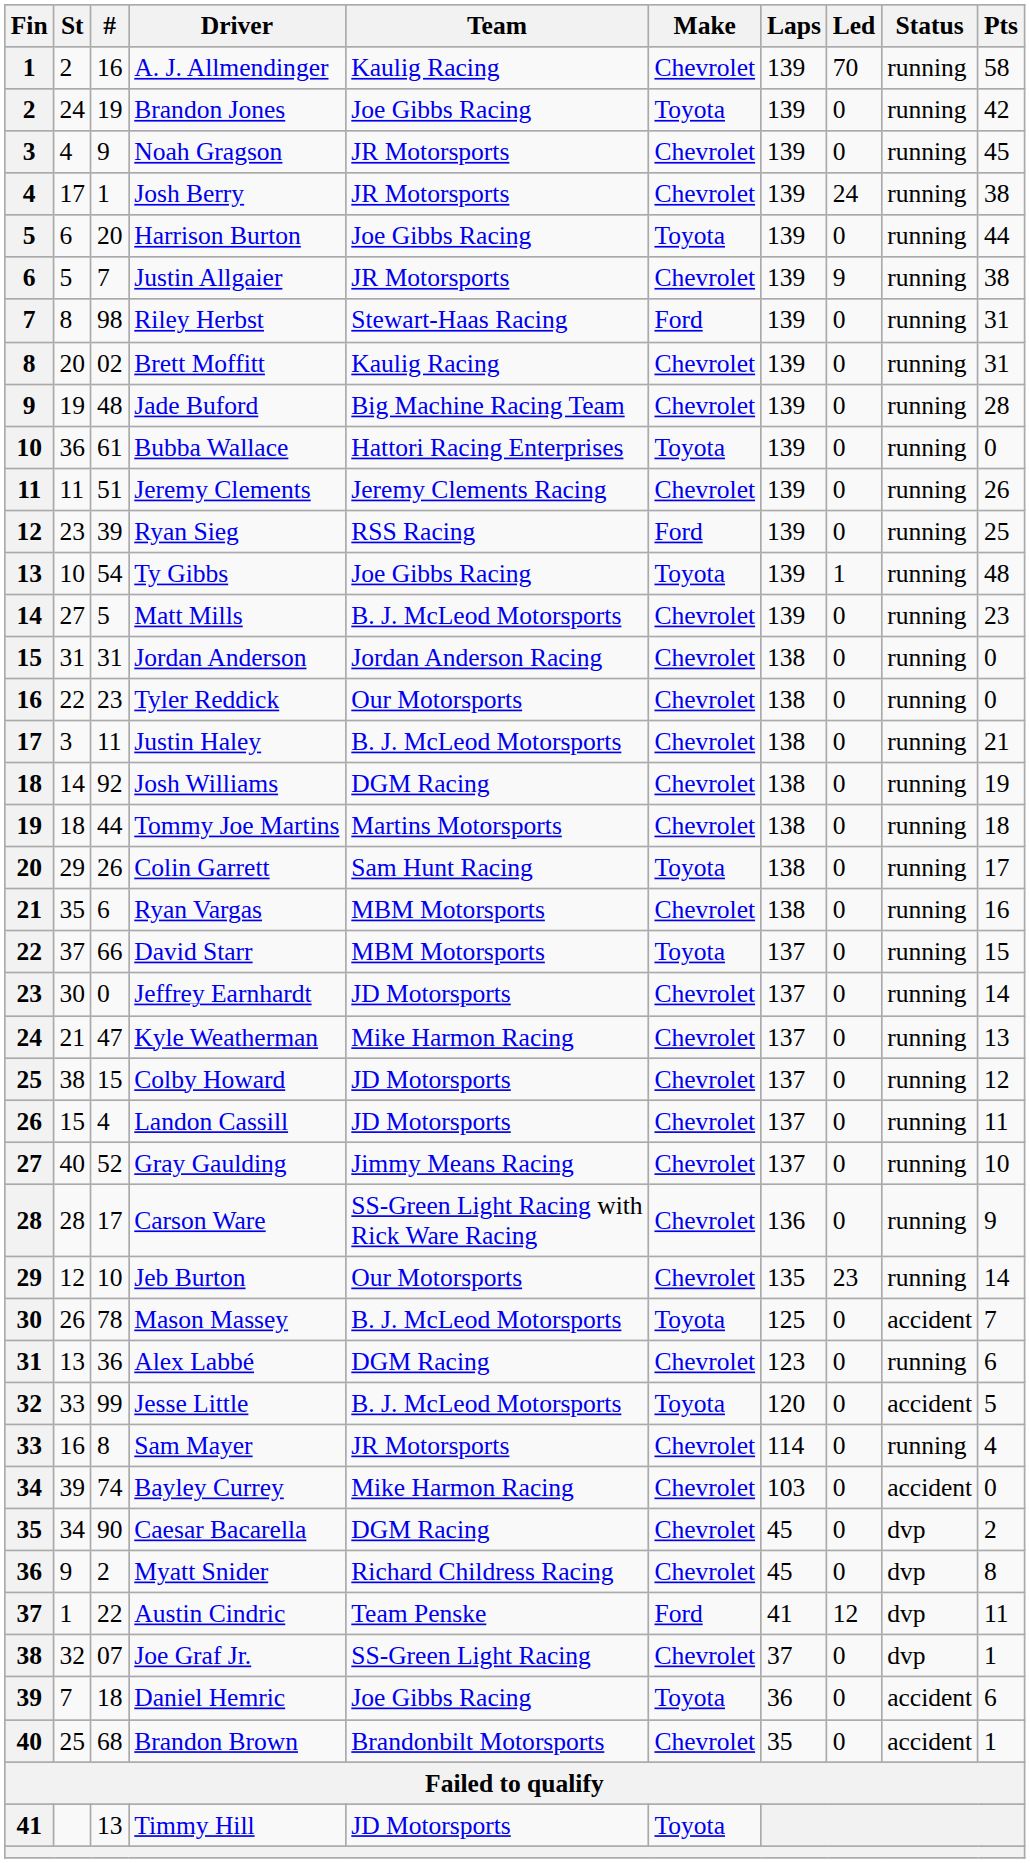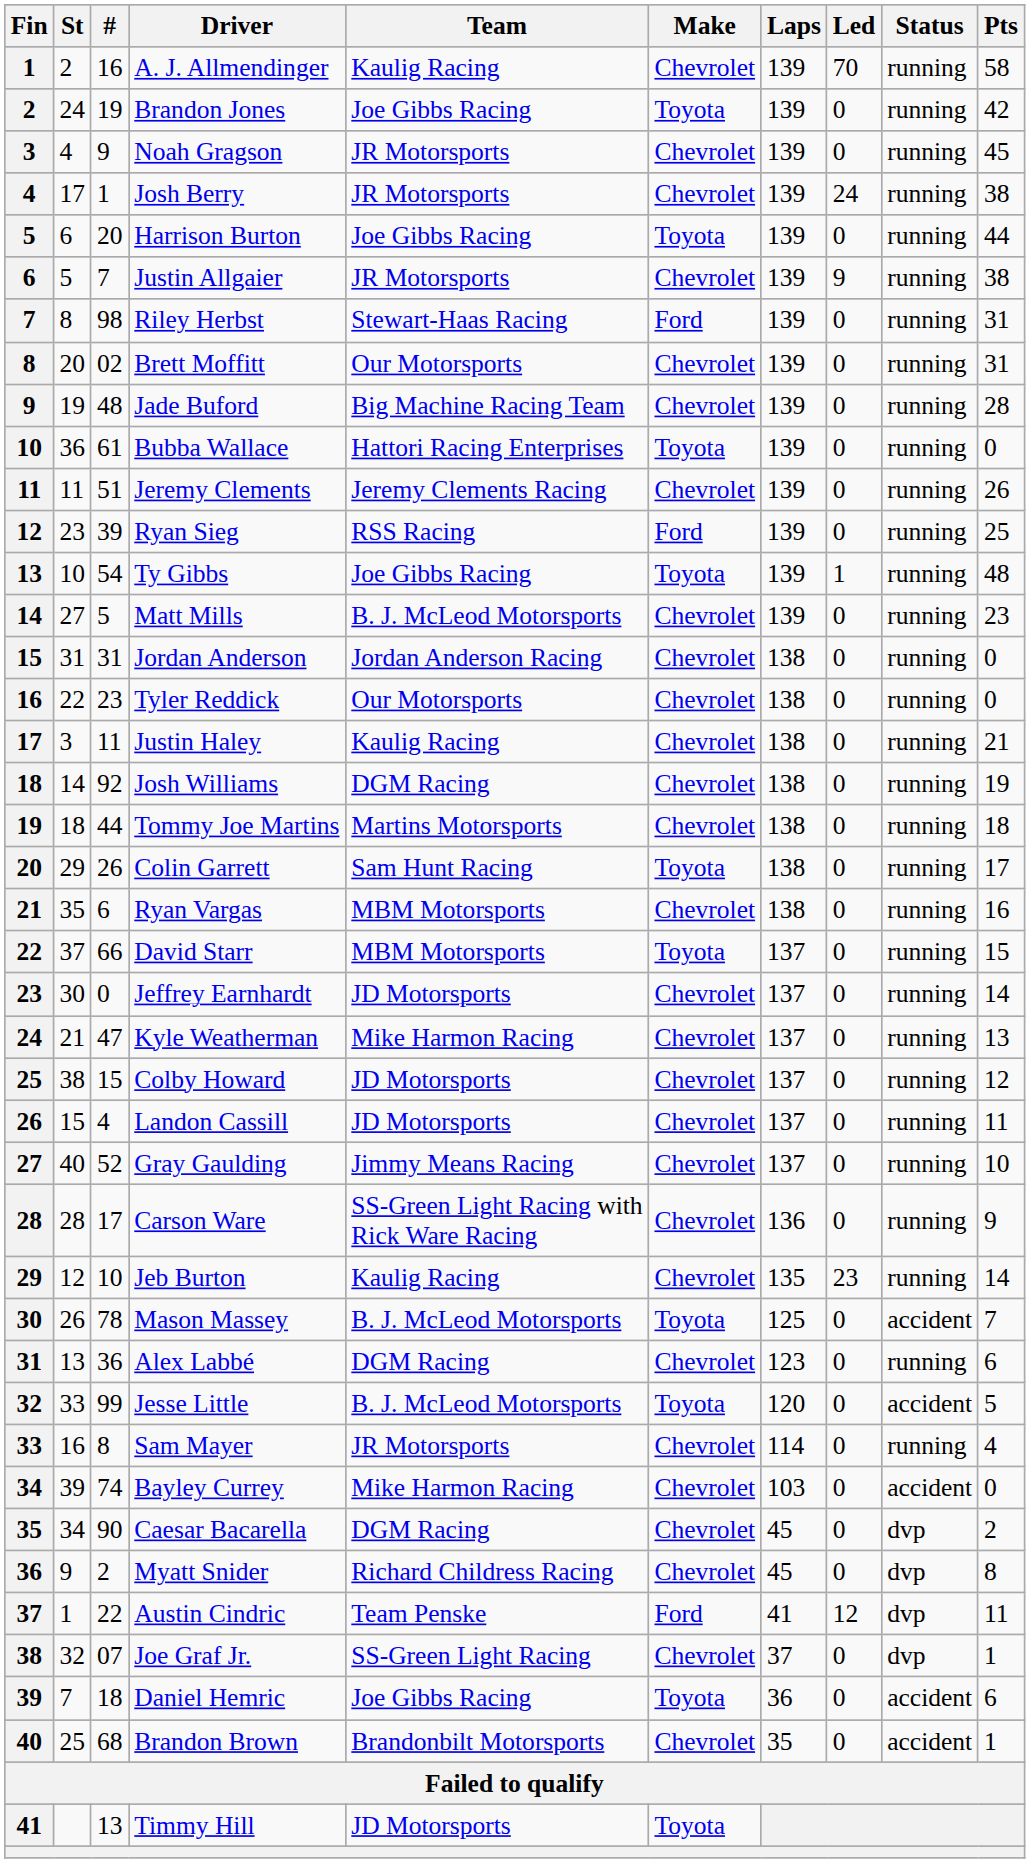(425, 362) Kaulig Racing -> (437, 362) Our Motorsports
(486, 741) B. J. McLeod Motorsports -> (425, 741) Kaulig Racing
(437, 1277) Our Motorsports -> (425, 1277) Kaulig Racing
